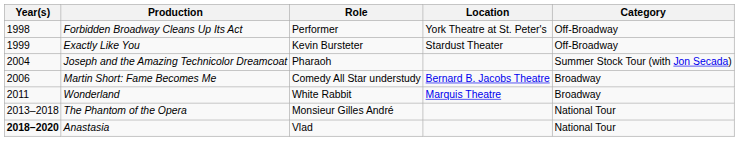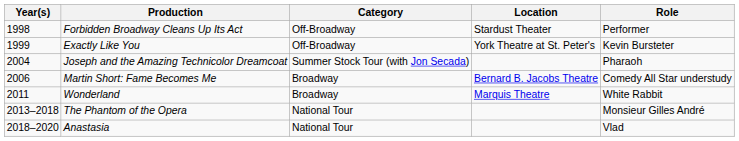columns swapped: (356, 12) <-> (643, 12)
(486, 29) York Theatre at St. Peter's -> (513, 29) Stardust Theater
(464, 45) Stardust Theater -> (535, 45) York Theatre at St. Peter's
(33, 128) bold -> (33, 128) normal
